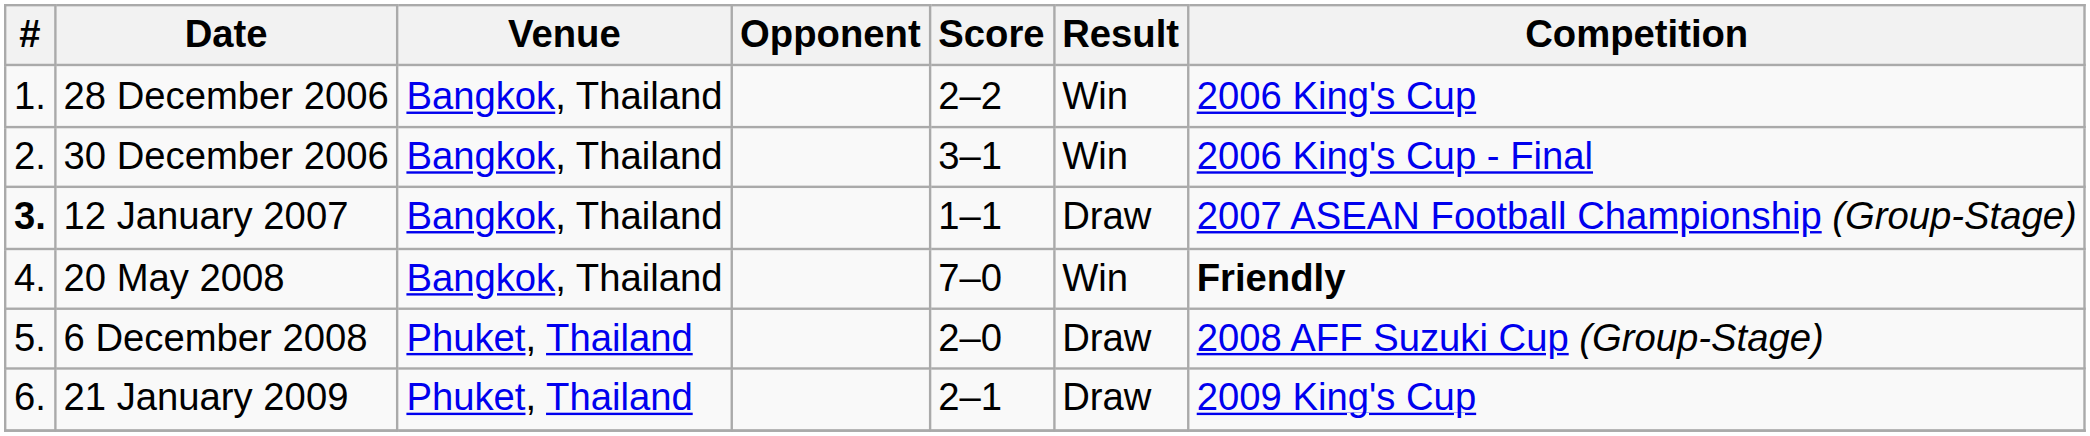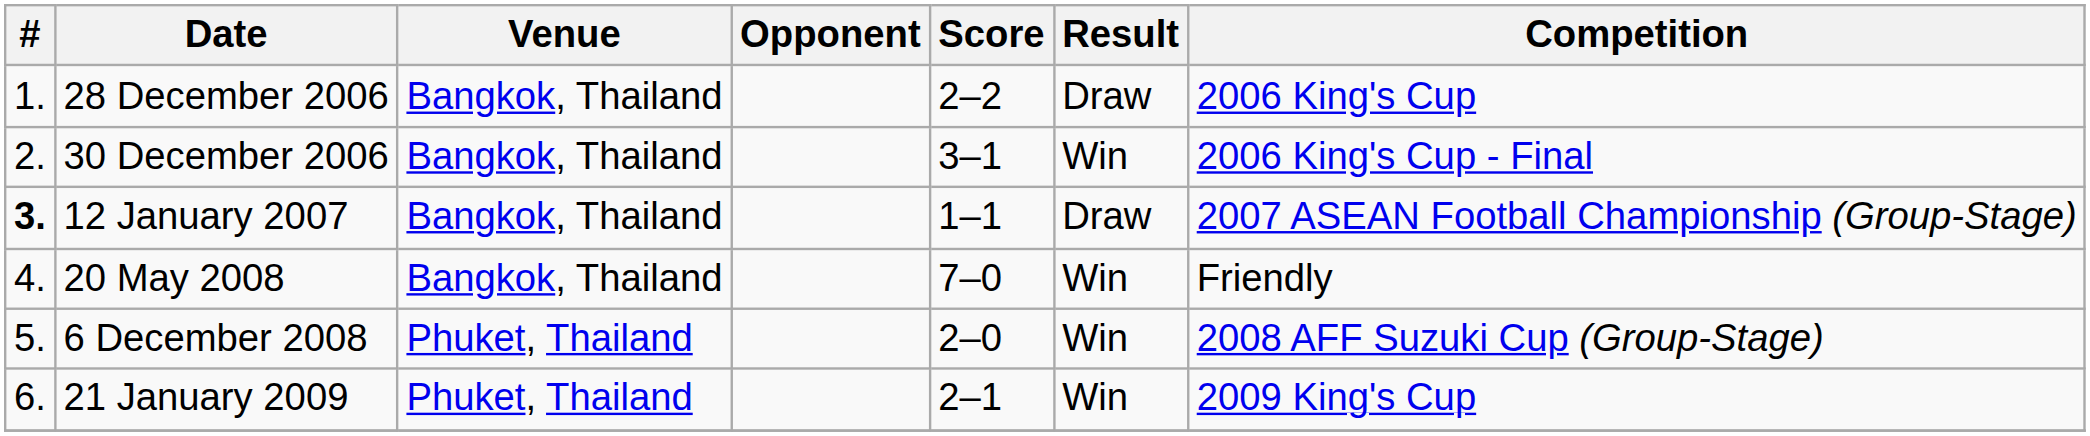(1095, 95) Win -> (1107, 95) Draw
(1271, 277) bold -> (1265, 277) normal
(1107, 338) Draw -> (1095, 338) Win
(1107, 398) Draw -> (1095, 398) Win
